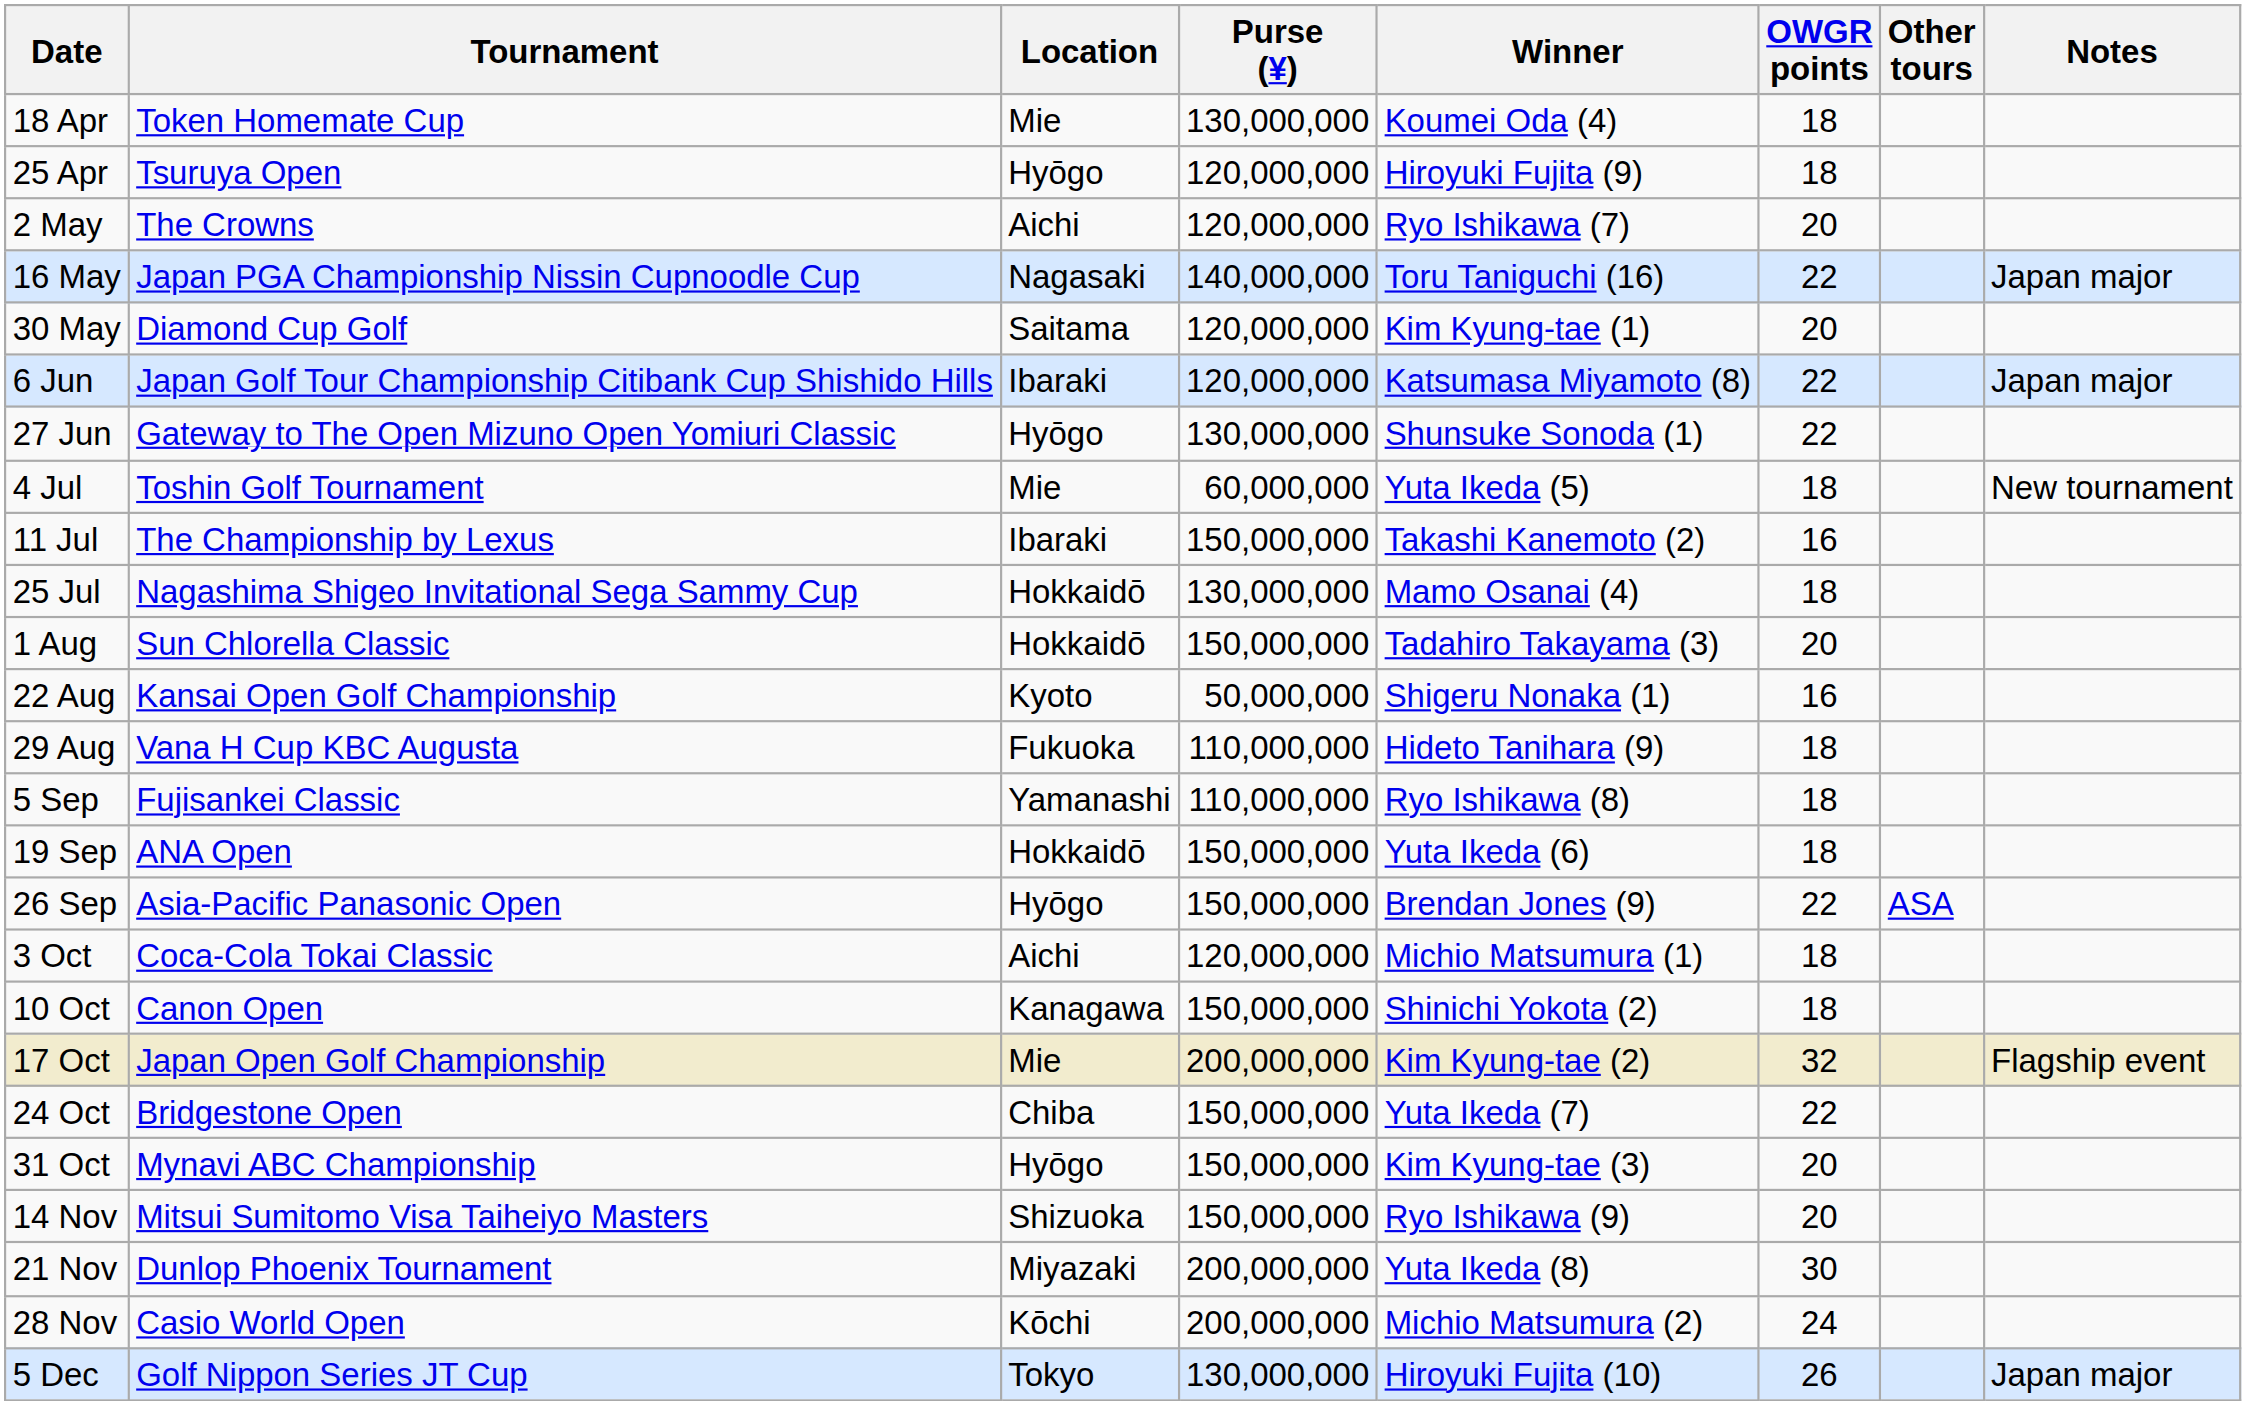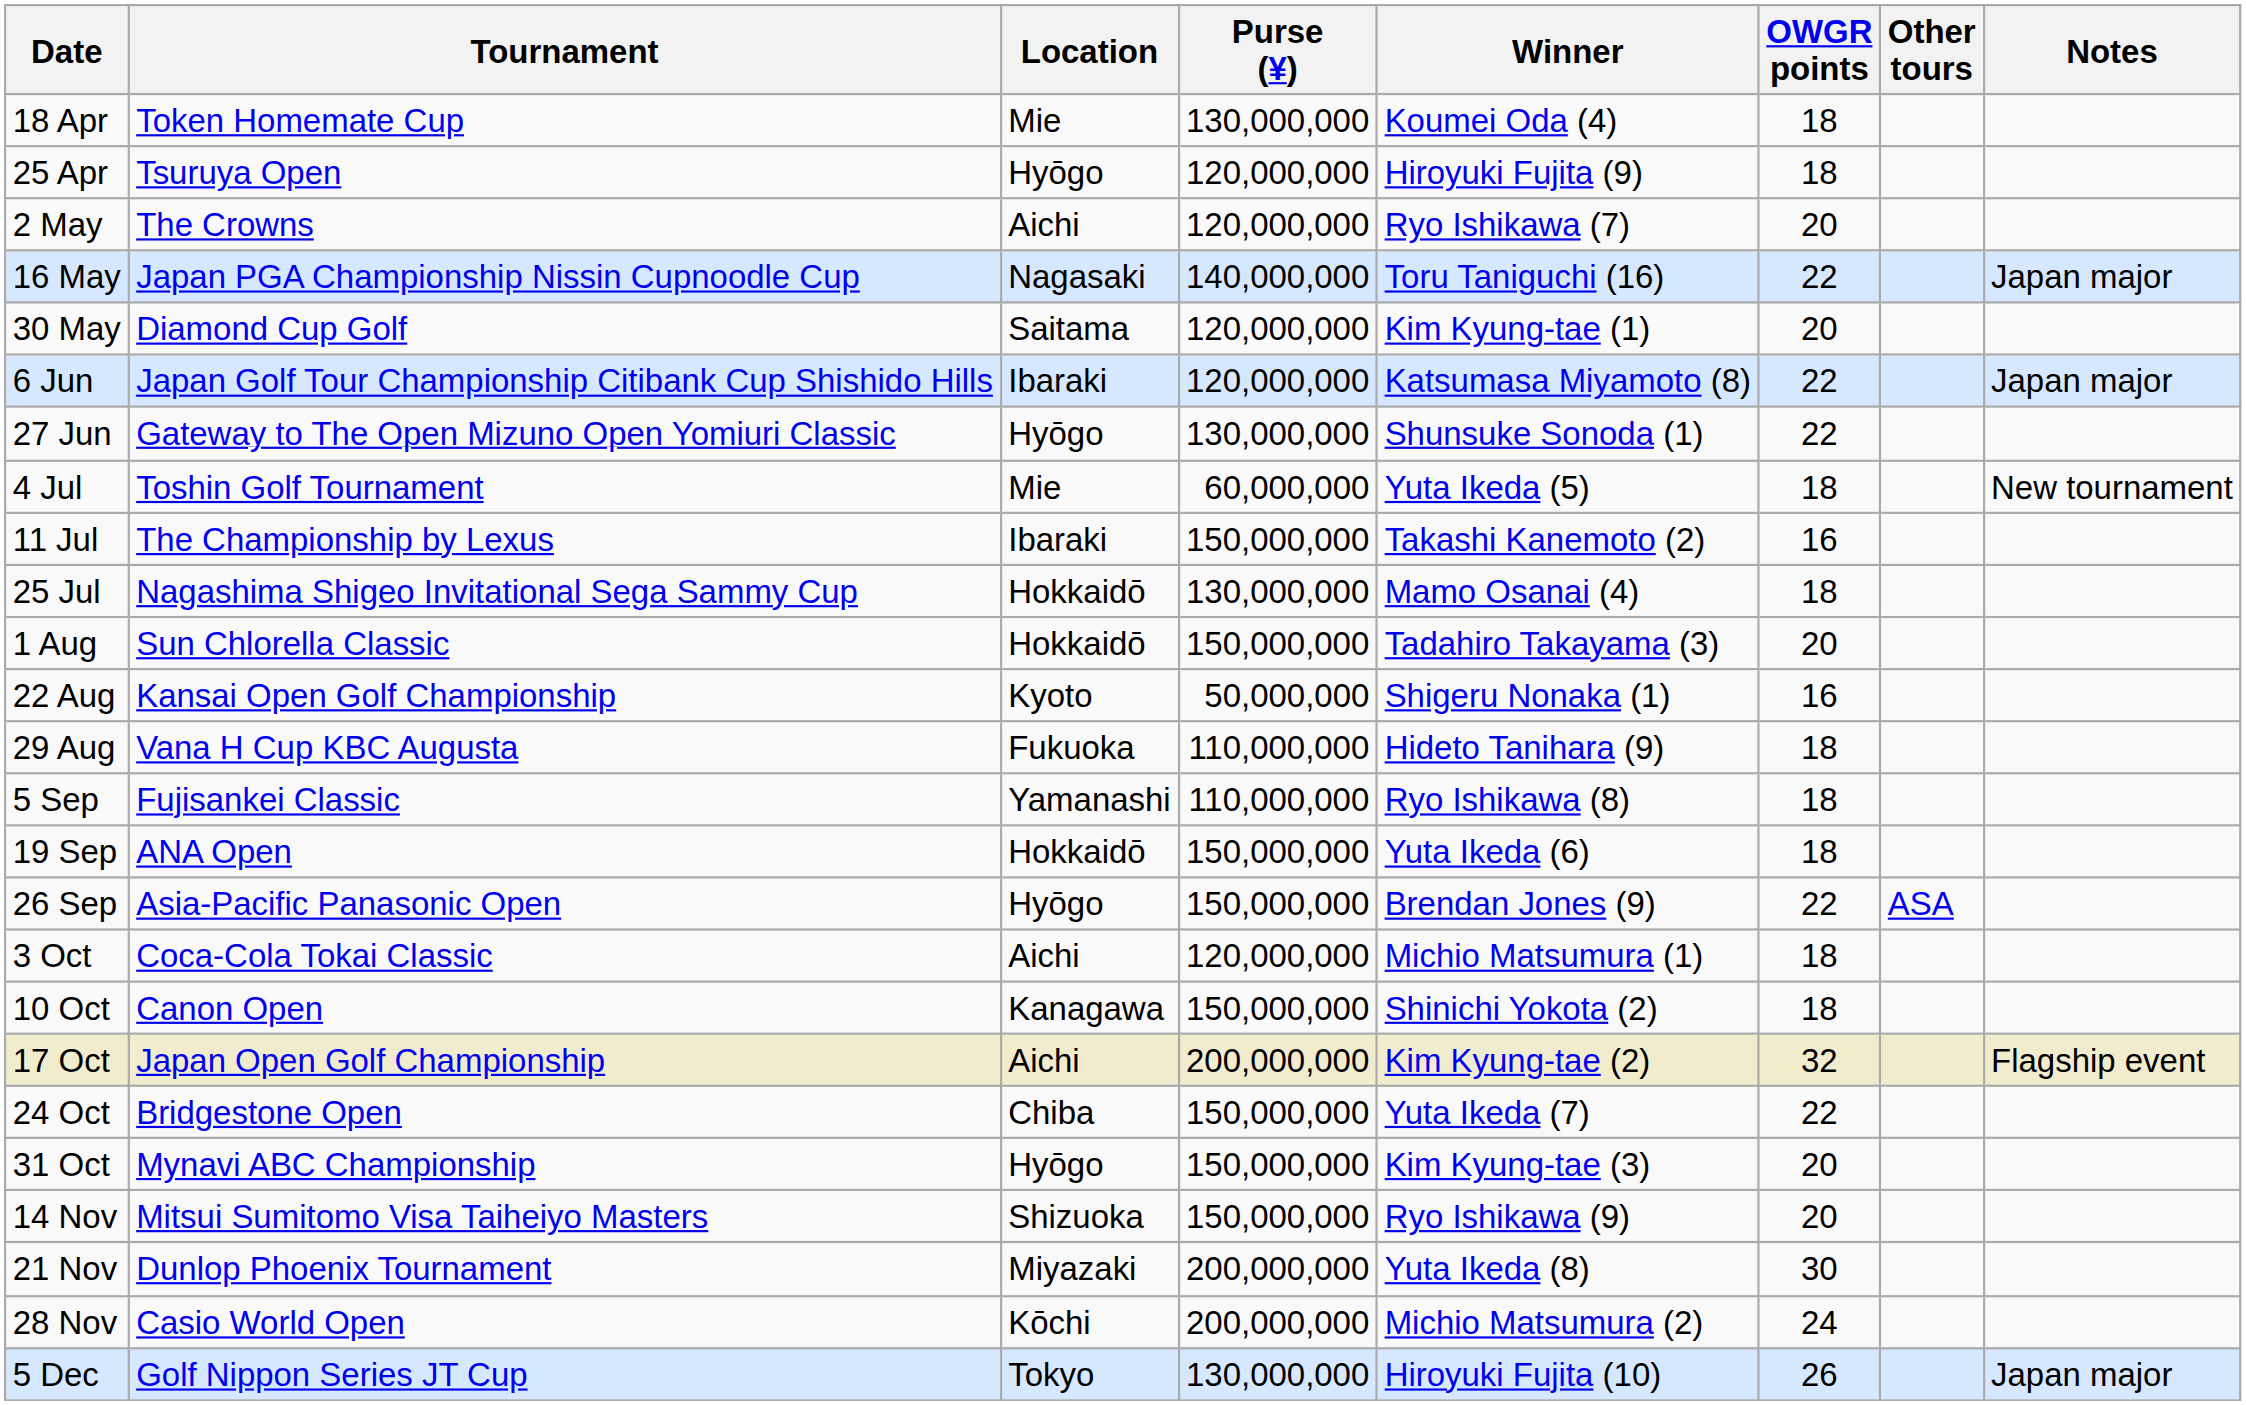(1035, 1060) Mie -> (1044, 1060) Aichi
